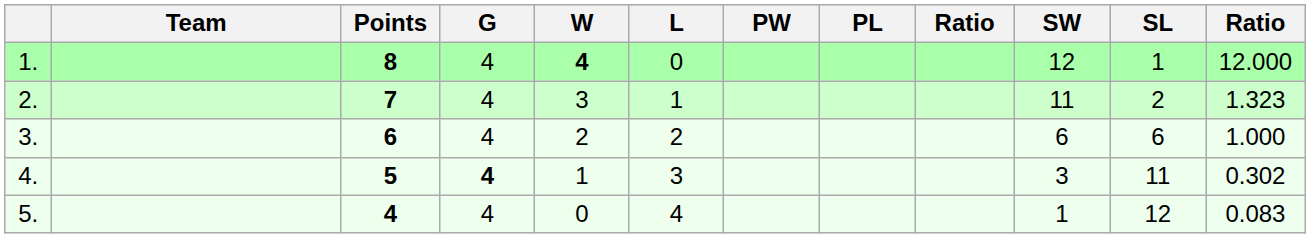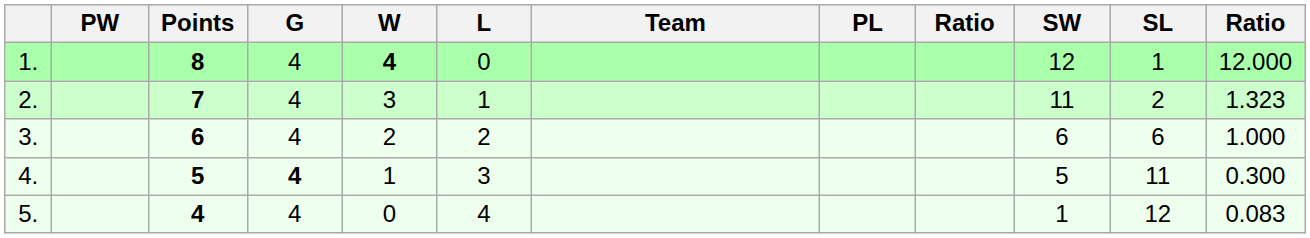columns swapped: (196, 23) <-> (772, 23)
(1062, 175) 3 -> (1062, 175) 5
(1255, 175) 0.302 -> (1255, 175) 0.300
